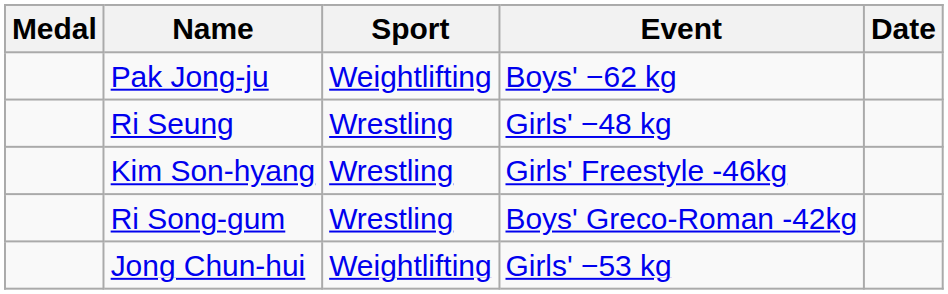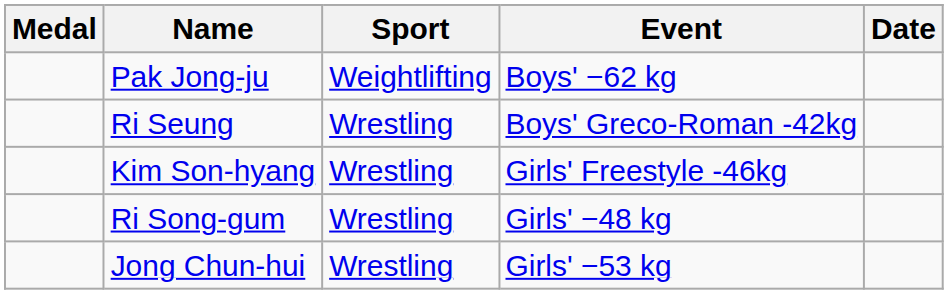(589, 124) Girls' −48 kg -> (681, 124) Boys' Greco-Roman -42kg
(681, 218) Boys' Greco-Roman -42kg -> (589, 218) Girls' −48 kg
(410, 266) Weightlifting -> (391, 266) Wrestling
